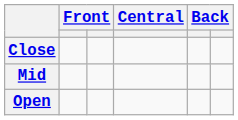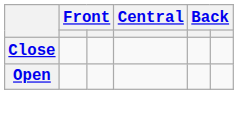- row: (32, 76)
